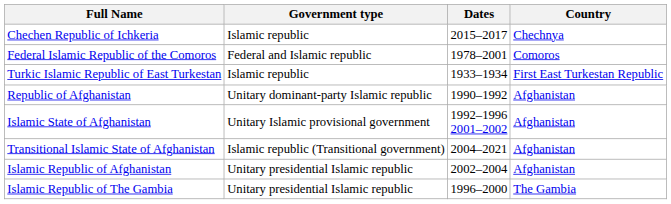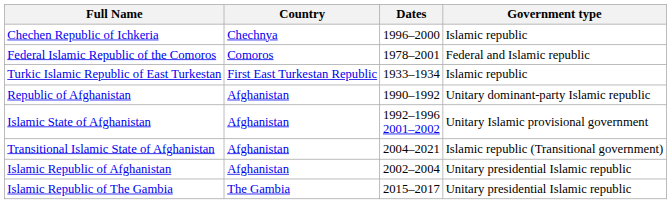columns swapped: (588, 14) <-> (336, 14)
(479, 34) 2015–2017 -> (411, 34) 1996–2000
(479, 189) 1996–2000 -> (411, 189) 2015–2017
